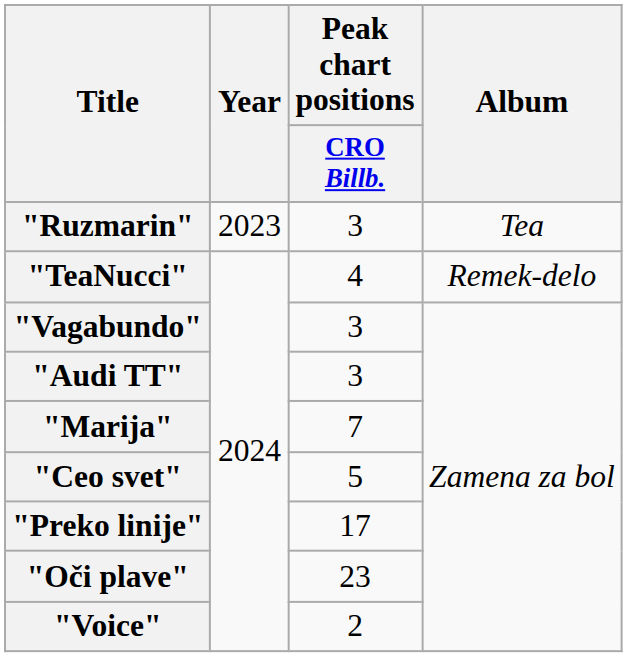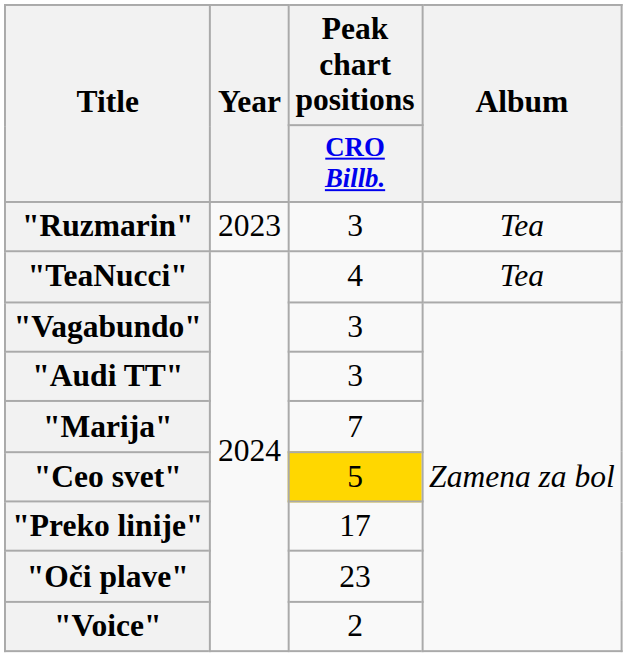(522, 276) Remek-delo -> (522, 276) Tea
(355, 476) no background -> (355, 476) gold background
